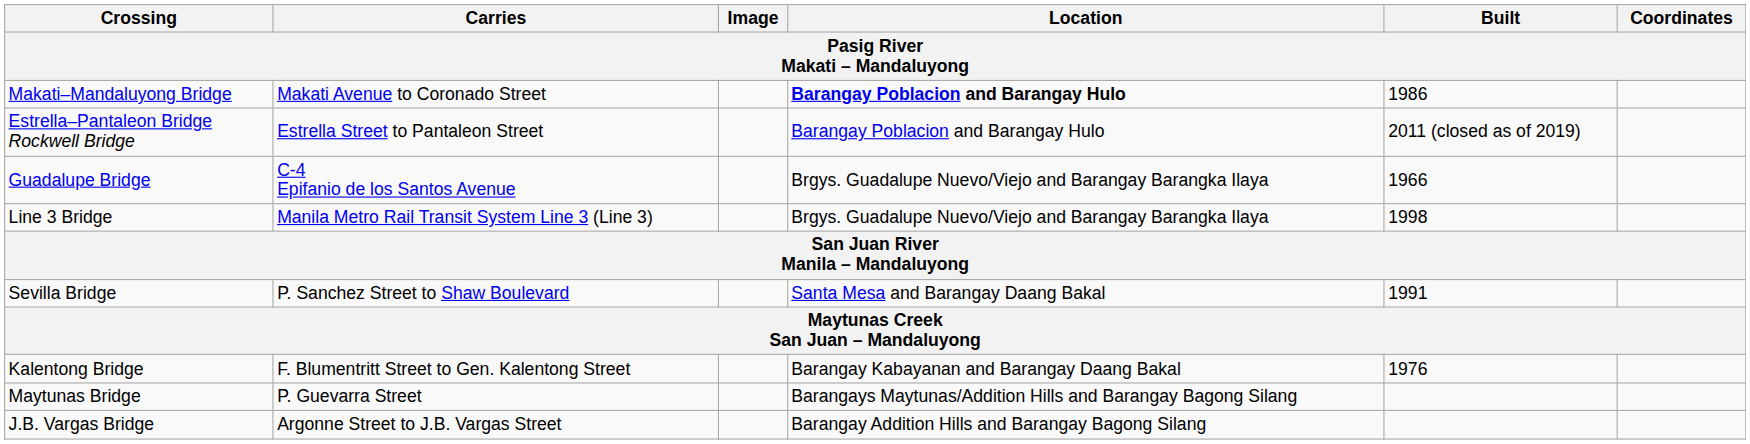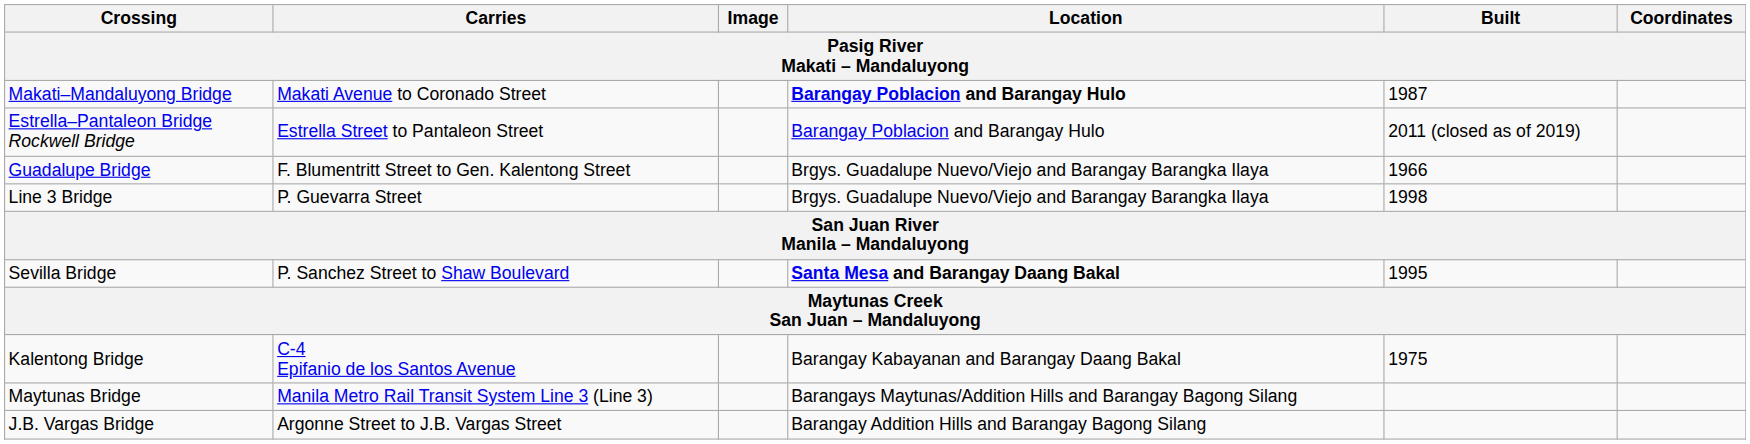(1408, 94) 1986 -> (1408, 94) 1987
(396, 179) C-4 Epifanio de los Santos Avenue -> (454, 169) F. Blumentritt Street to Gen. Kalentong Street
(465, 217) Manila Metro Rail Transit System Line 3 (Line 3) -> (349, 197) P. Guevarra Street
(948, 293) normal -> (956, 273) bold
(1408, 293) 1991 -> (1408, 273) 1995
(454, 368) F. Blumentritt Street to Gen. Kalentong Street -> (396, 358) C-4 Epifanio de los Santos Avenue
(1408, 368) 1976 -> (1408, 358) 1975
(349, 396) P. Guevarra Street -> (465, 396) Manila Metro Rail Transit System Line 3 (Line 3)
